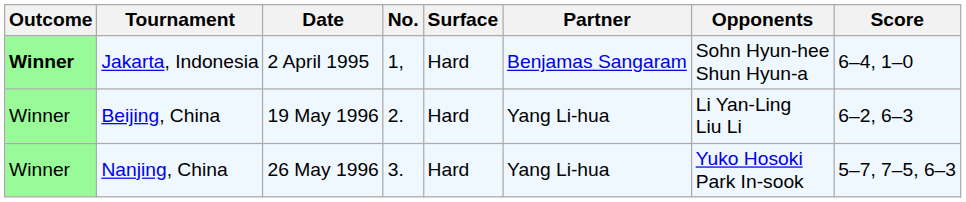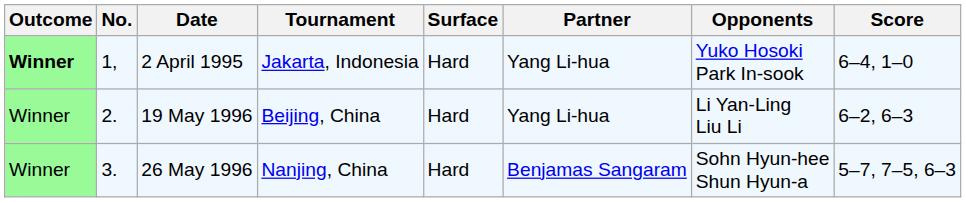columns swapped: (403, 19) <-> (180, 19)
(597, 62) Benjamas Sangaram -> (558, 62) Yang Li-hua
(763, 62) Sohn Hyun-hee Shun Hyun-a -> (750, 62) Yuko Hosoki Park In-sook
(558, 169) Yang Li-hua -> (597, 169) Benjamas Sangaram
(750, 169) Yuko Hosoki Park In-sook -> (763, 169) Sohn Hyun-hee Shun Hyun-a
